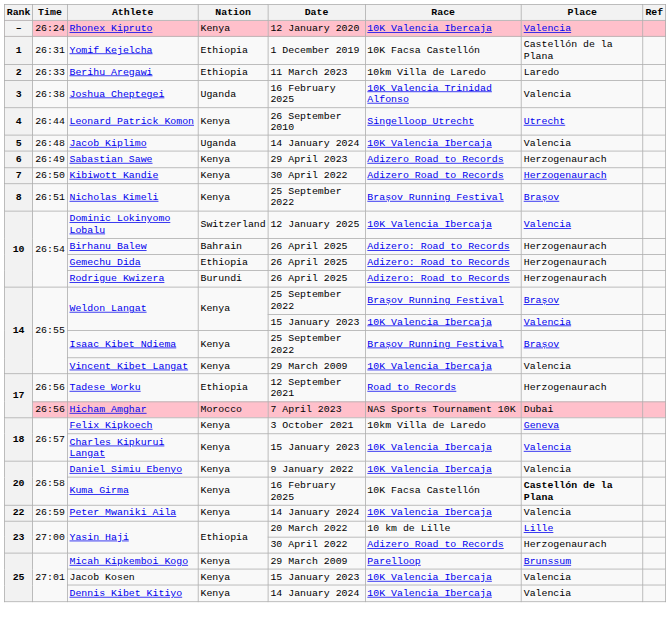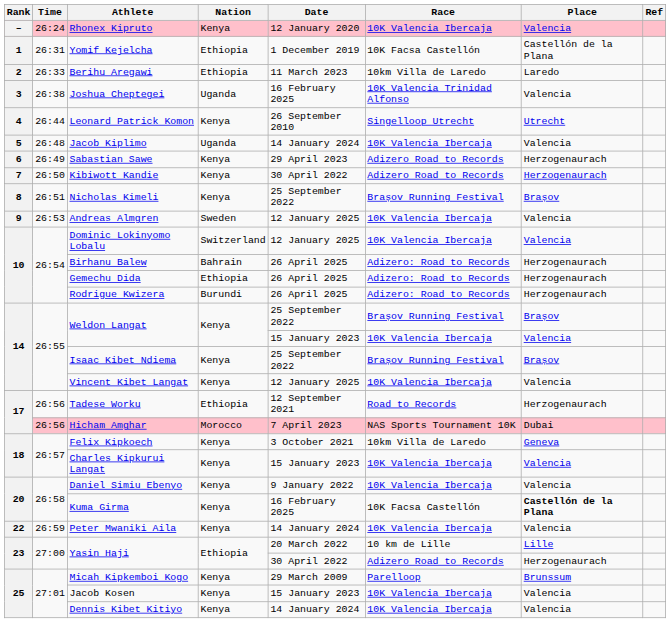+ row: (19, 219)
(309, 366) 29 March 2009 -> (315, 382) 12 January 2025
